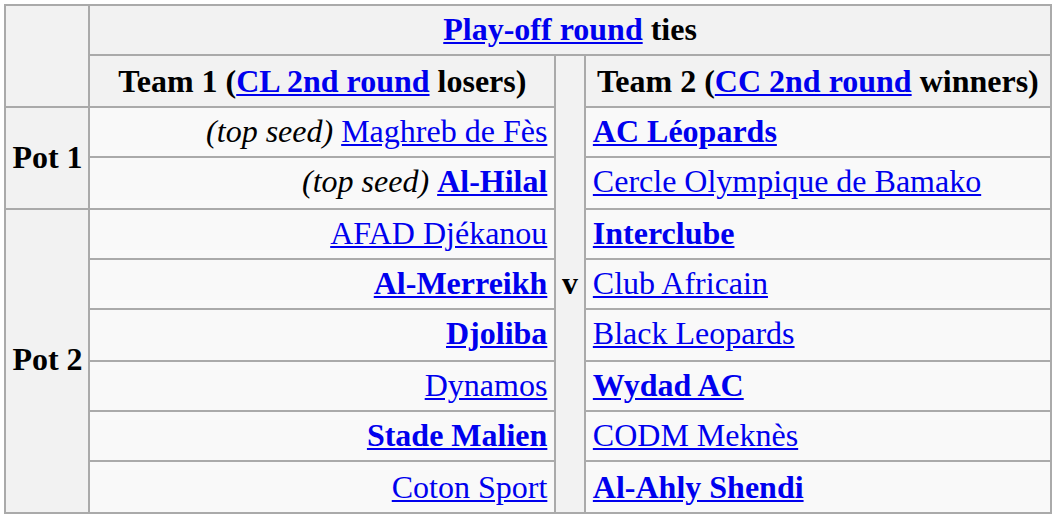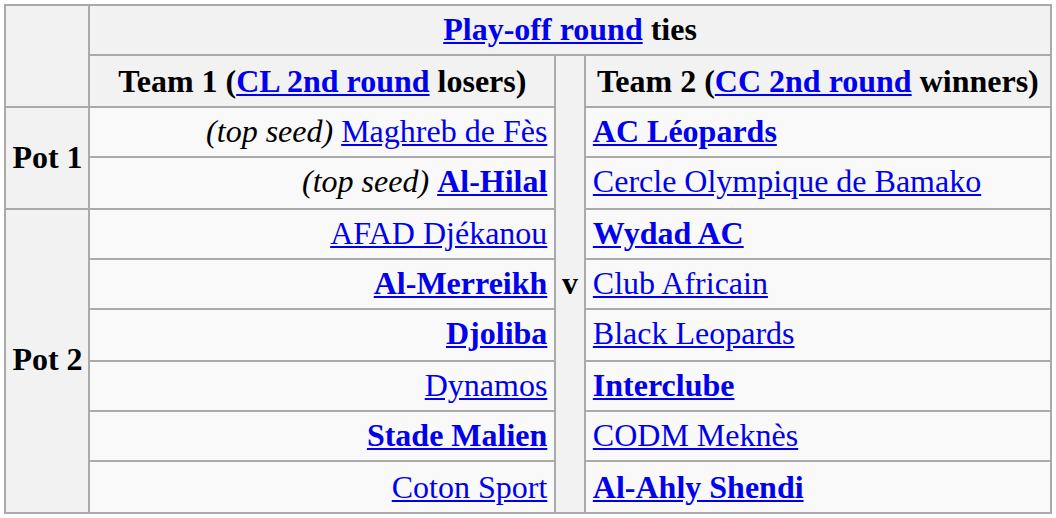(664, 232) Interclube -> (668, 232) Wydad AC
(668, 385) Wydad AC -> (664, 385) Interclube
